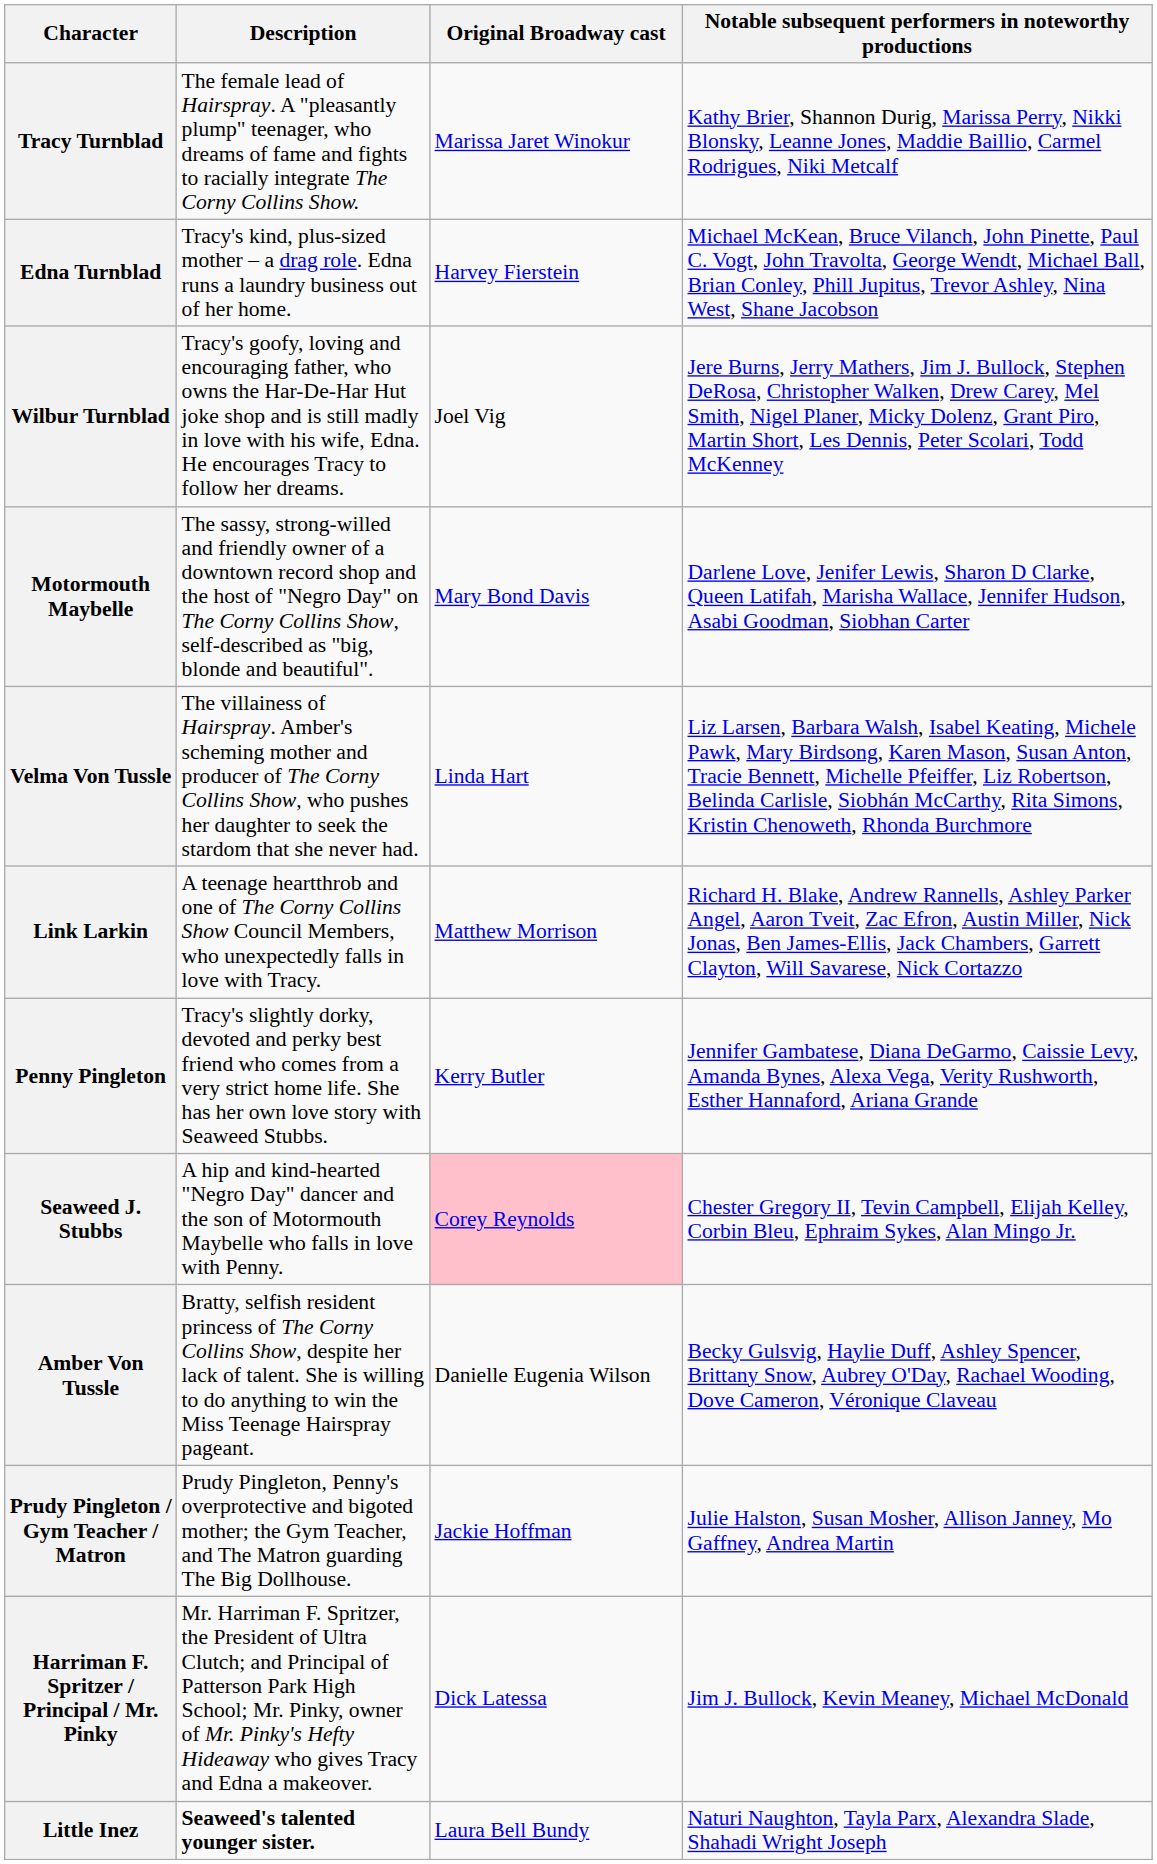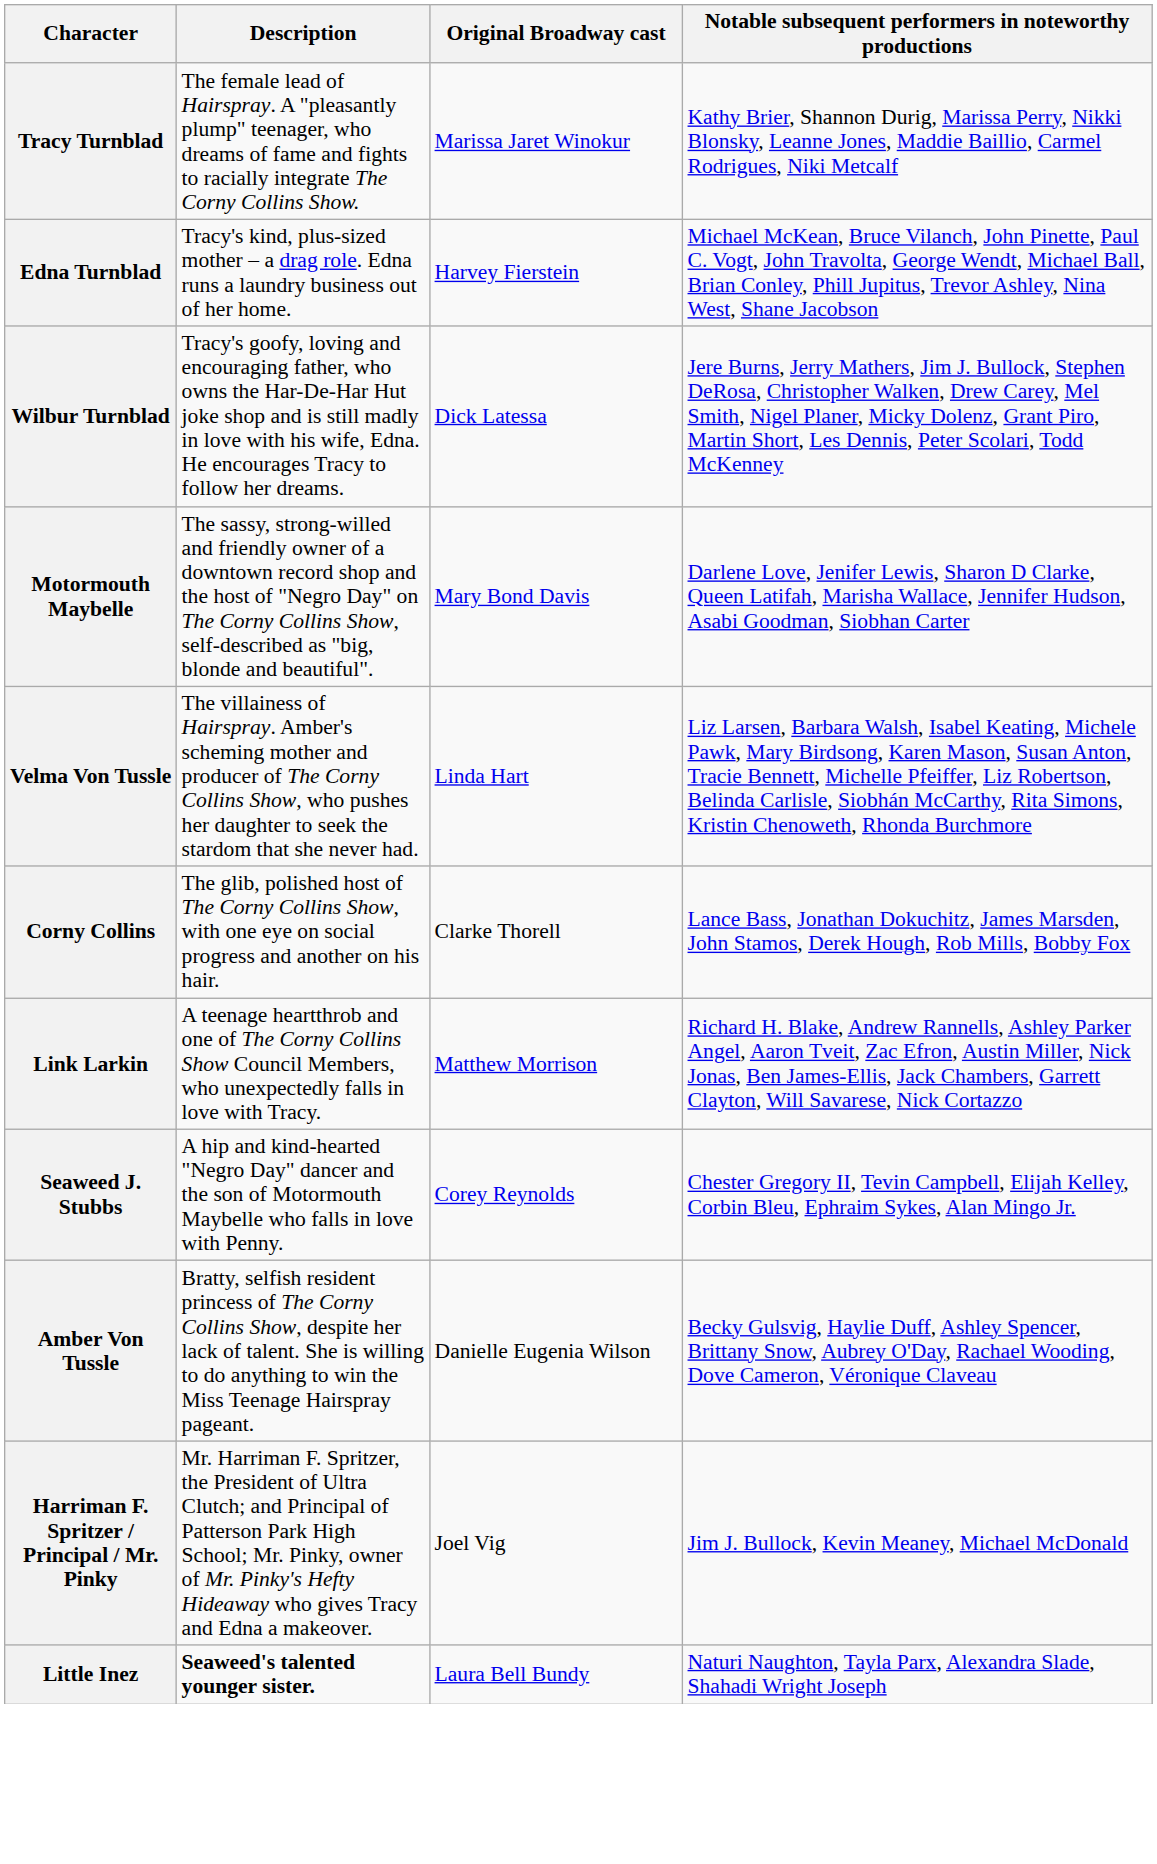(470, 415) Joel Vig -> (491, 415) Dick Latessa
+ row: (91, 931)
- row: (91, 1075)
(504, 1219) pink background -> (504, 1194) no background
- row: (91, 1530)
(491, 1698) Dick Latessa -> (470, 1542) Joel Vig
